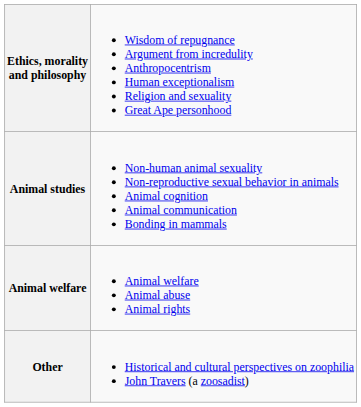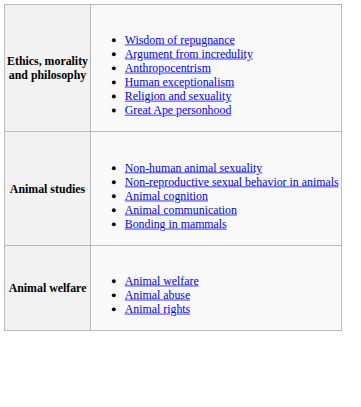- row: (48, 366)
